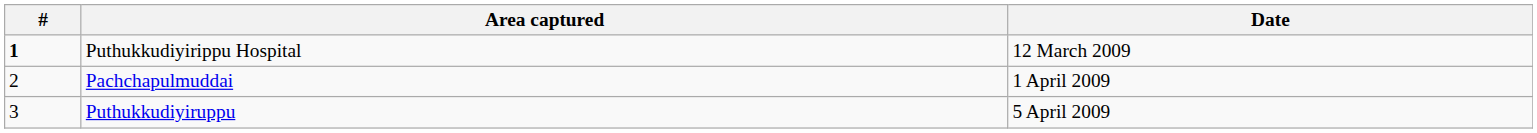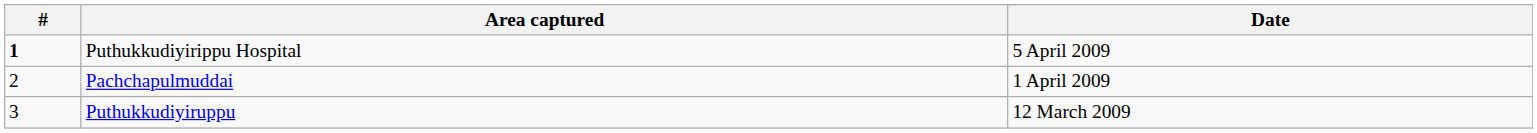(1072, 50) 12 March 2009 -> (1061, 50) 5 April 2009
(1061, 111) 5 April 2009 -> (1072, 111) 12 March 2009
